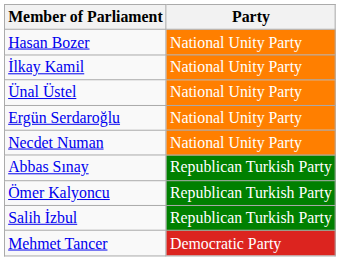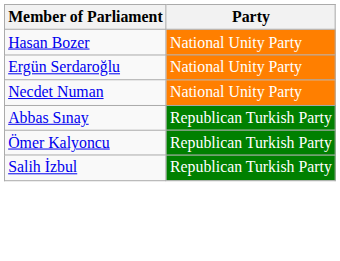- row: (46, 67)
- row: (42, 92)
- row: (58, 243)
